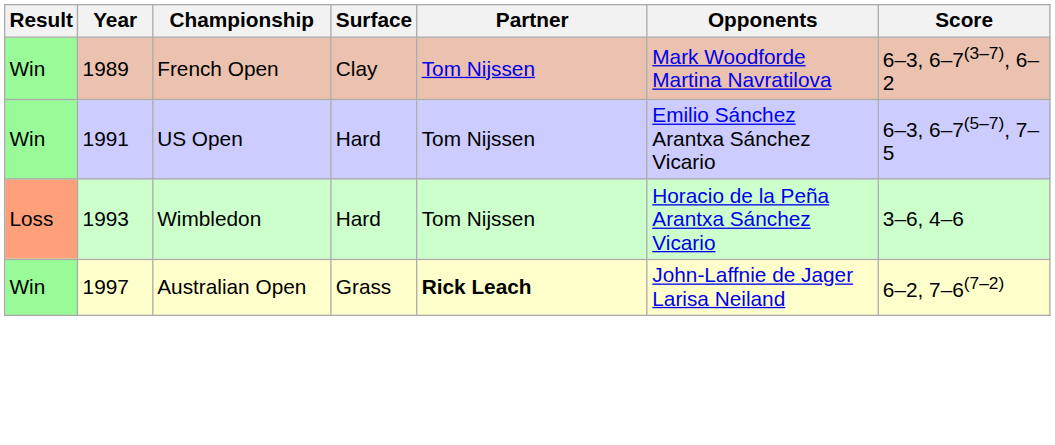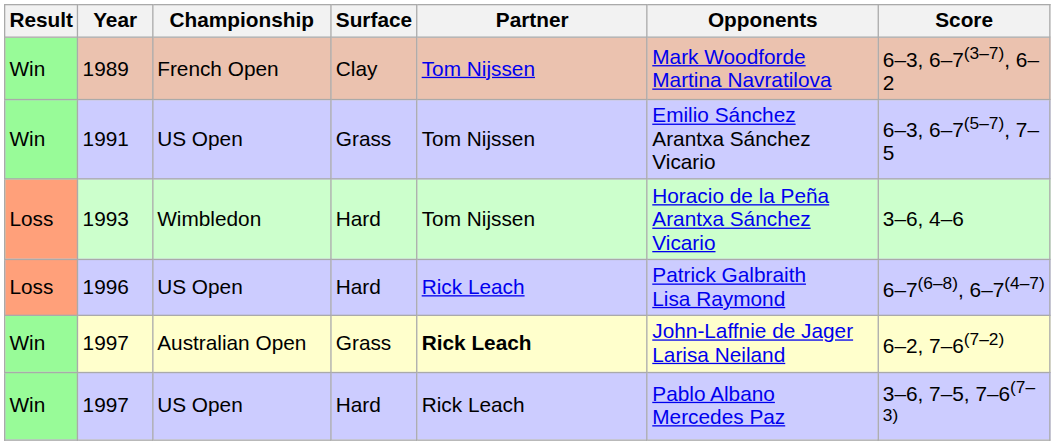(358, 139) Hard -> (364, 139) Grass
+ row: (106, 287)
+ row: (106, 405)
